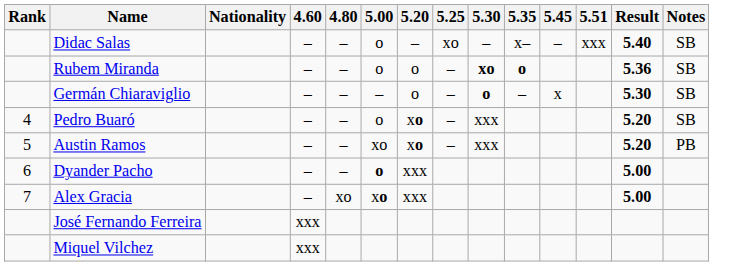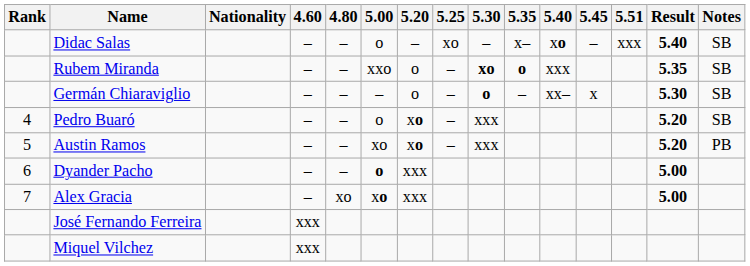+ column: (558, 17)
(379, 68) o -> (379, 68) xxo
(637, 68) 5.36 -> (673, 68) 5.35
